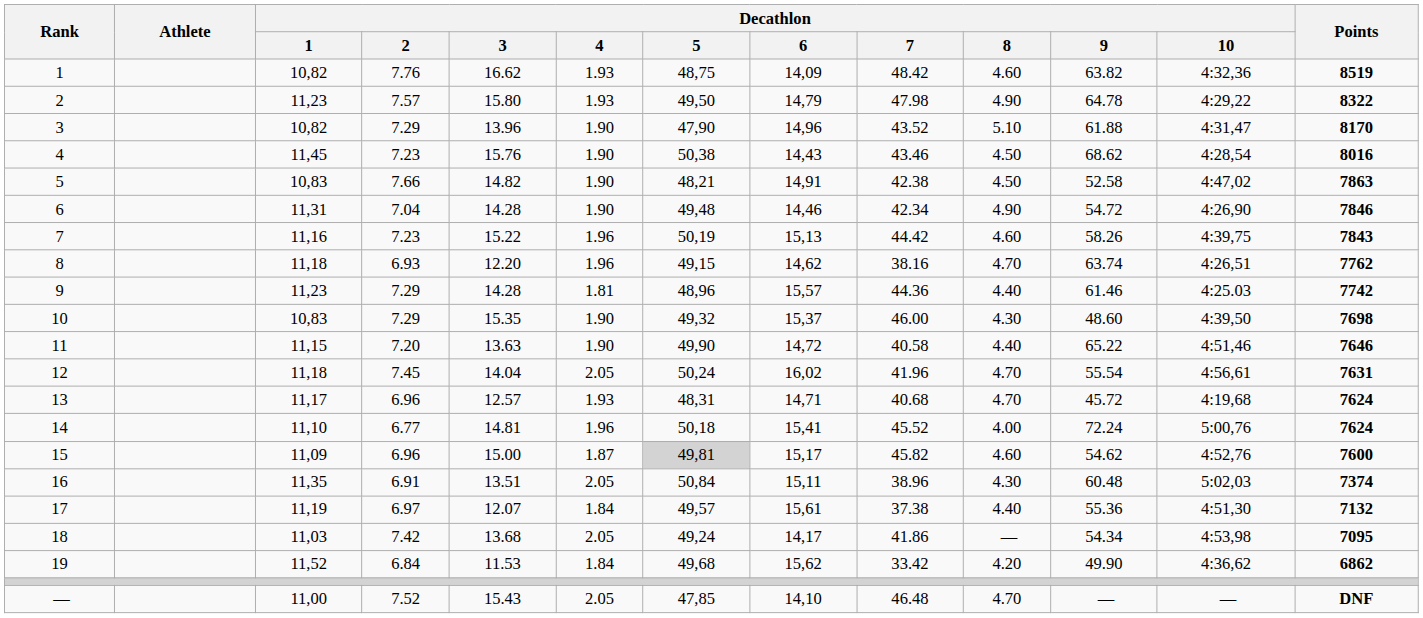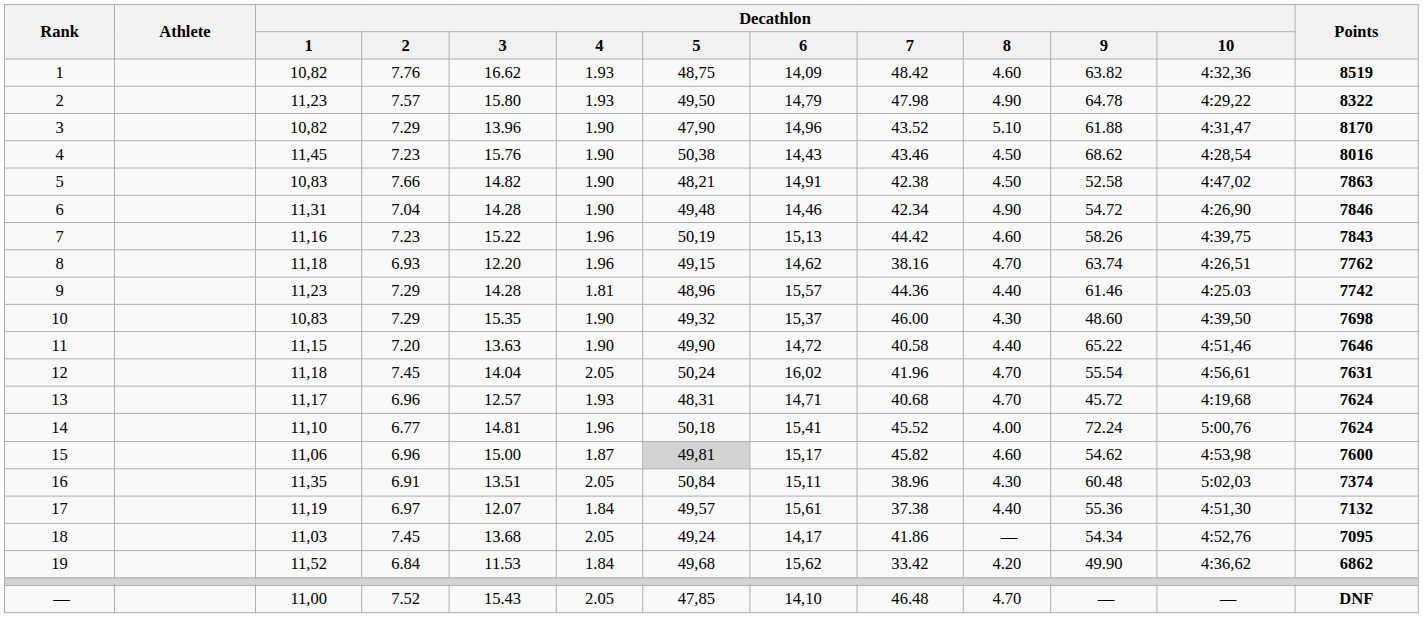(309, 454) 11,09 -> (309, 454) 11,06
(1226, 454) 4:52,76 -> (1226, 454) 4:53,98
(406, 536) 7.42 -> (406, 536) 7.45
(1226, 536) 4:53,98 -> (1226, 536) 4:52,76
